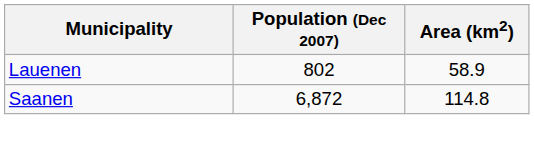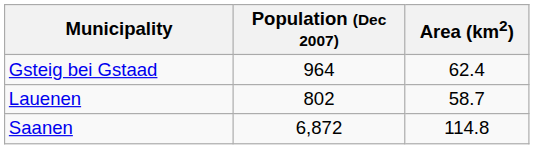+ row: (83, 69)
(467, 69) 58.9 -> (467, 98) 58.7
